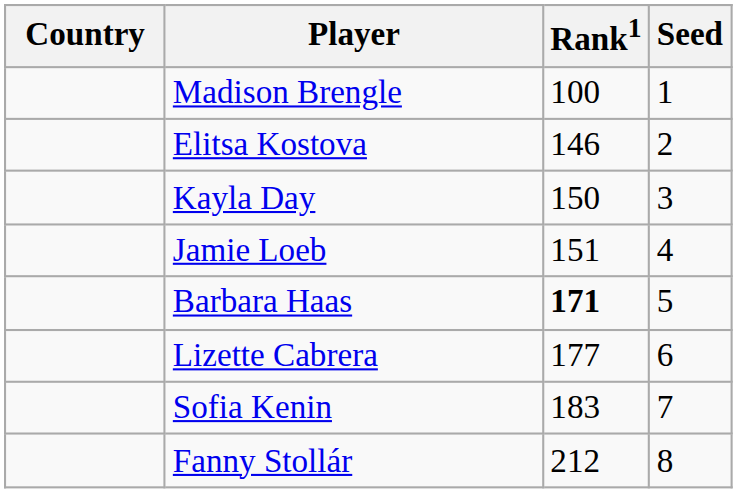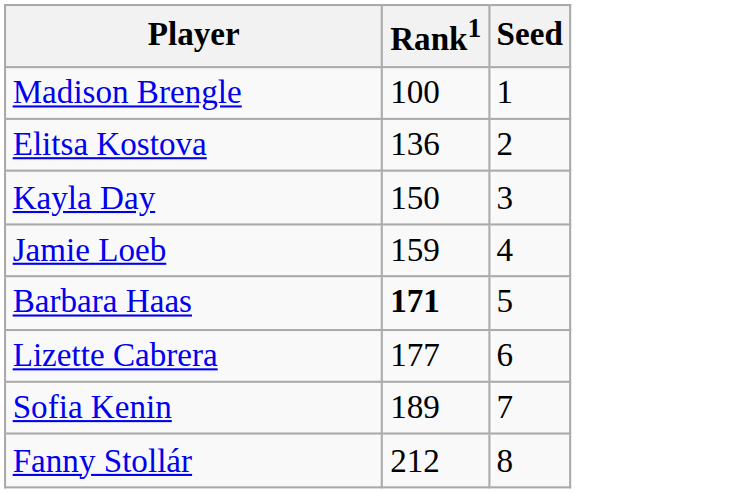- column: (85, 35)
(575, 144) 146 -> (415, 144) 136
(575, 249) 151 -> (415, 249) 159
(575, 407) 183 -> (415, 407) 189
